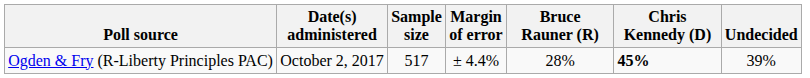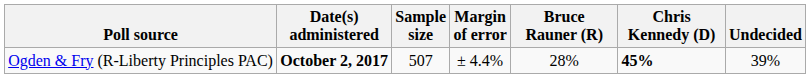(332, 60) normal -> (334, 60) bold
(417, 60) 517 -> (421, 60) 507
